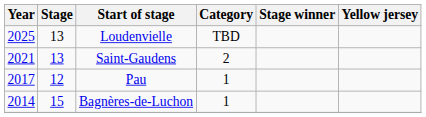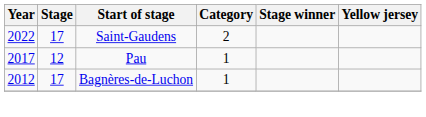- row: (136, 36)
(21, 58) 2021 -> (21, 36) 2022
(57, 58) 13 -> (57, 36) 17
(21, 101) 2014 -> (21, 79) 2012
(57, 101) 15 -> (57, 79) 17
